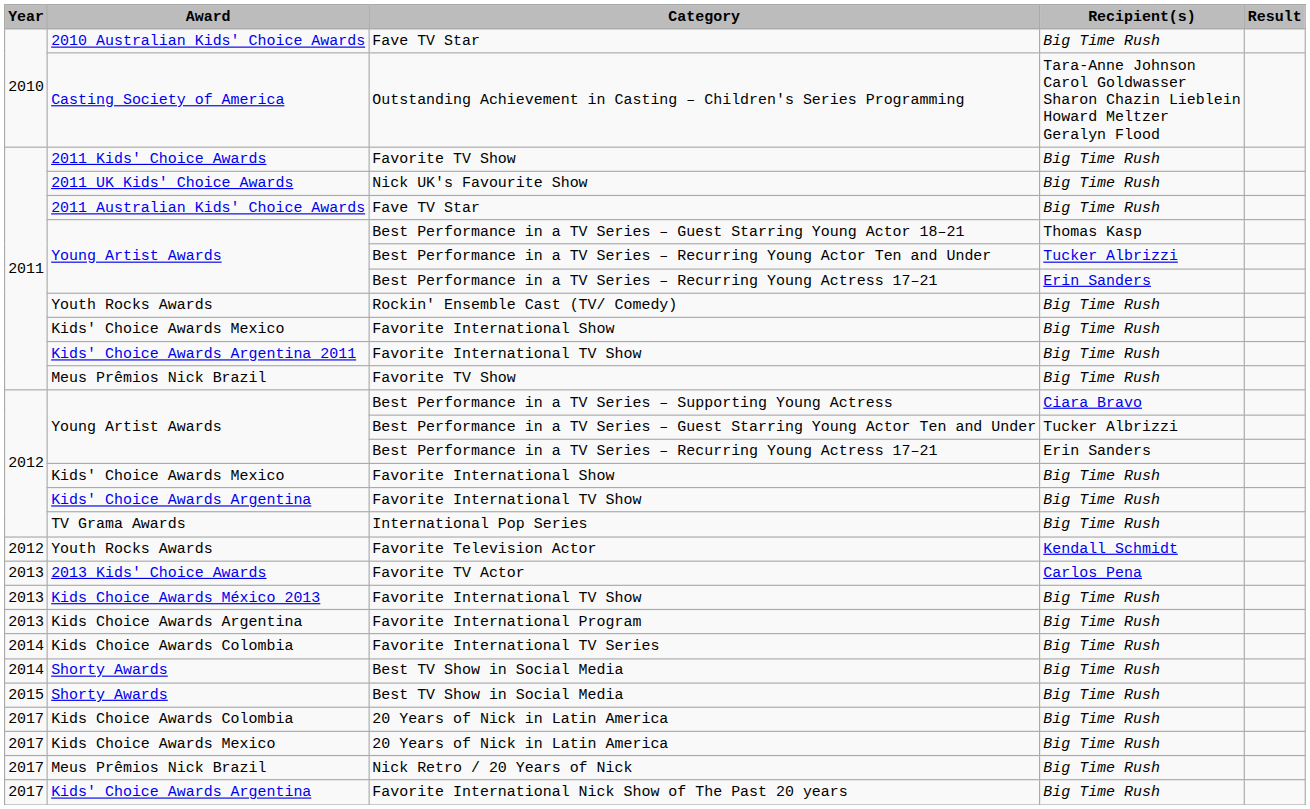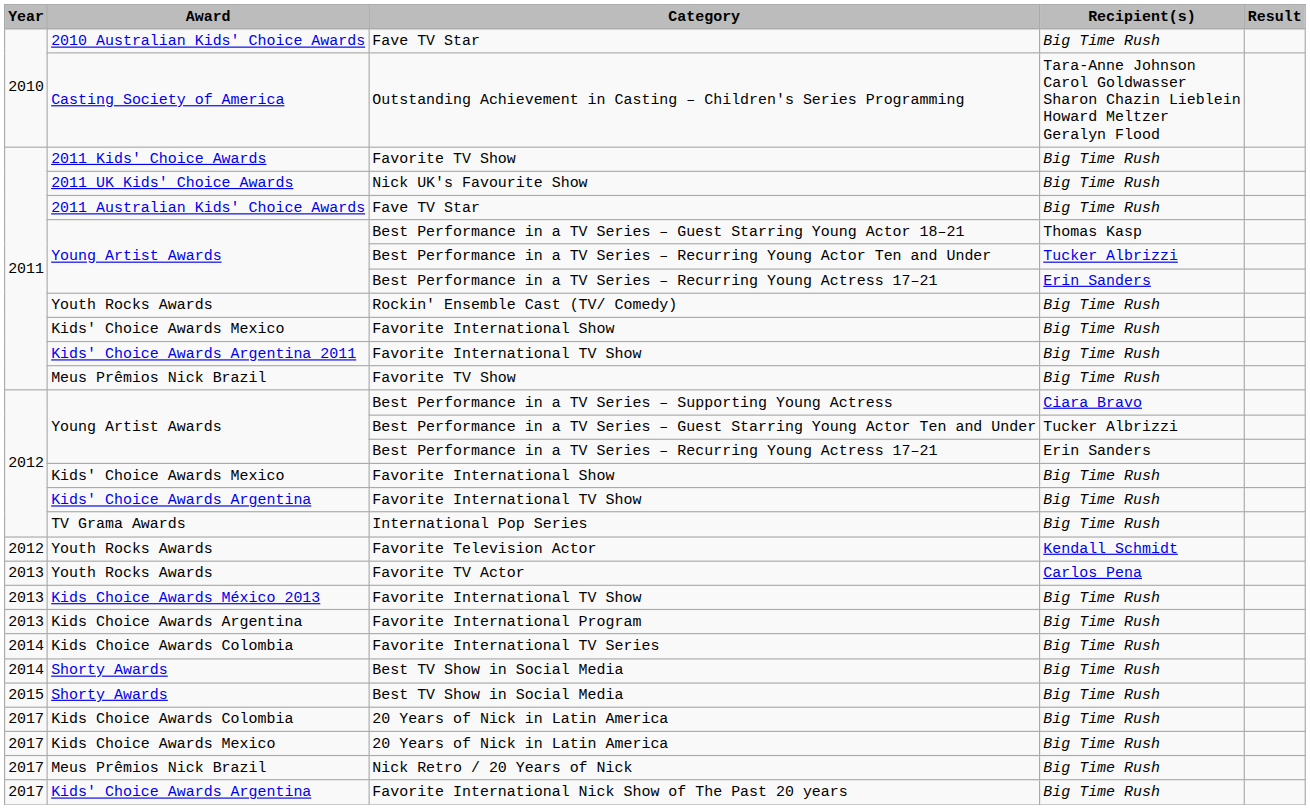(159, 573) 2013 Kids' Choice Awards -> (132, 573) Youth Rocks Awards
